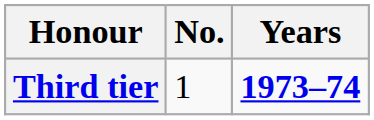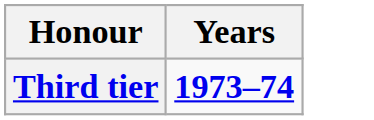- column: (199, 31)
